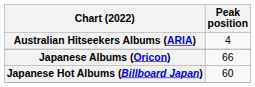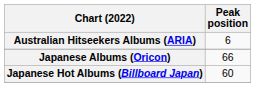(228, 40) 4 -> (228, 40) 6
